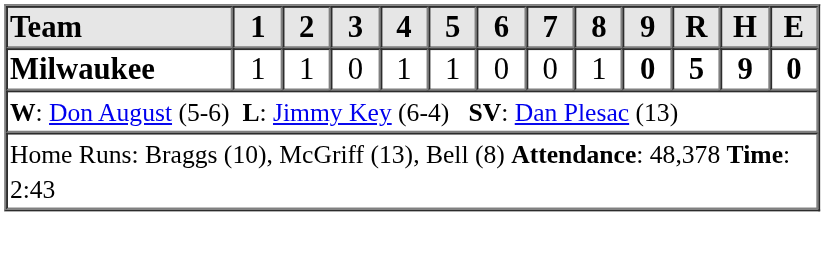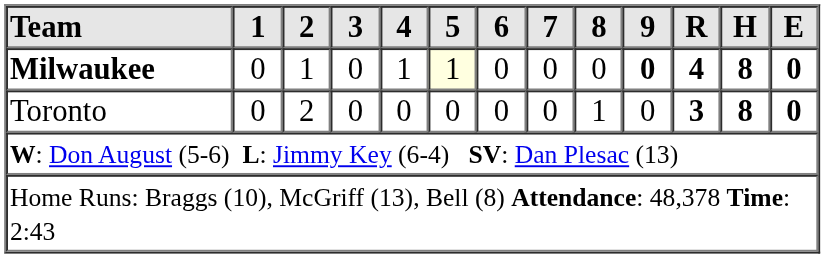(258, 68) 1 -> (258, 68) 0
(453, 68) no background -> (453, 68) lightyellow background
(599, 68) 1 -> (599, 68) 0
(696, 68) 5 -> (696, 68) 4
(745, 68) 9 -> (745, 68) 8
+ row: (58, 111)
